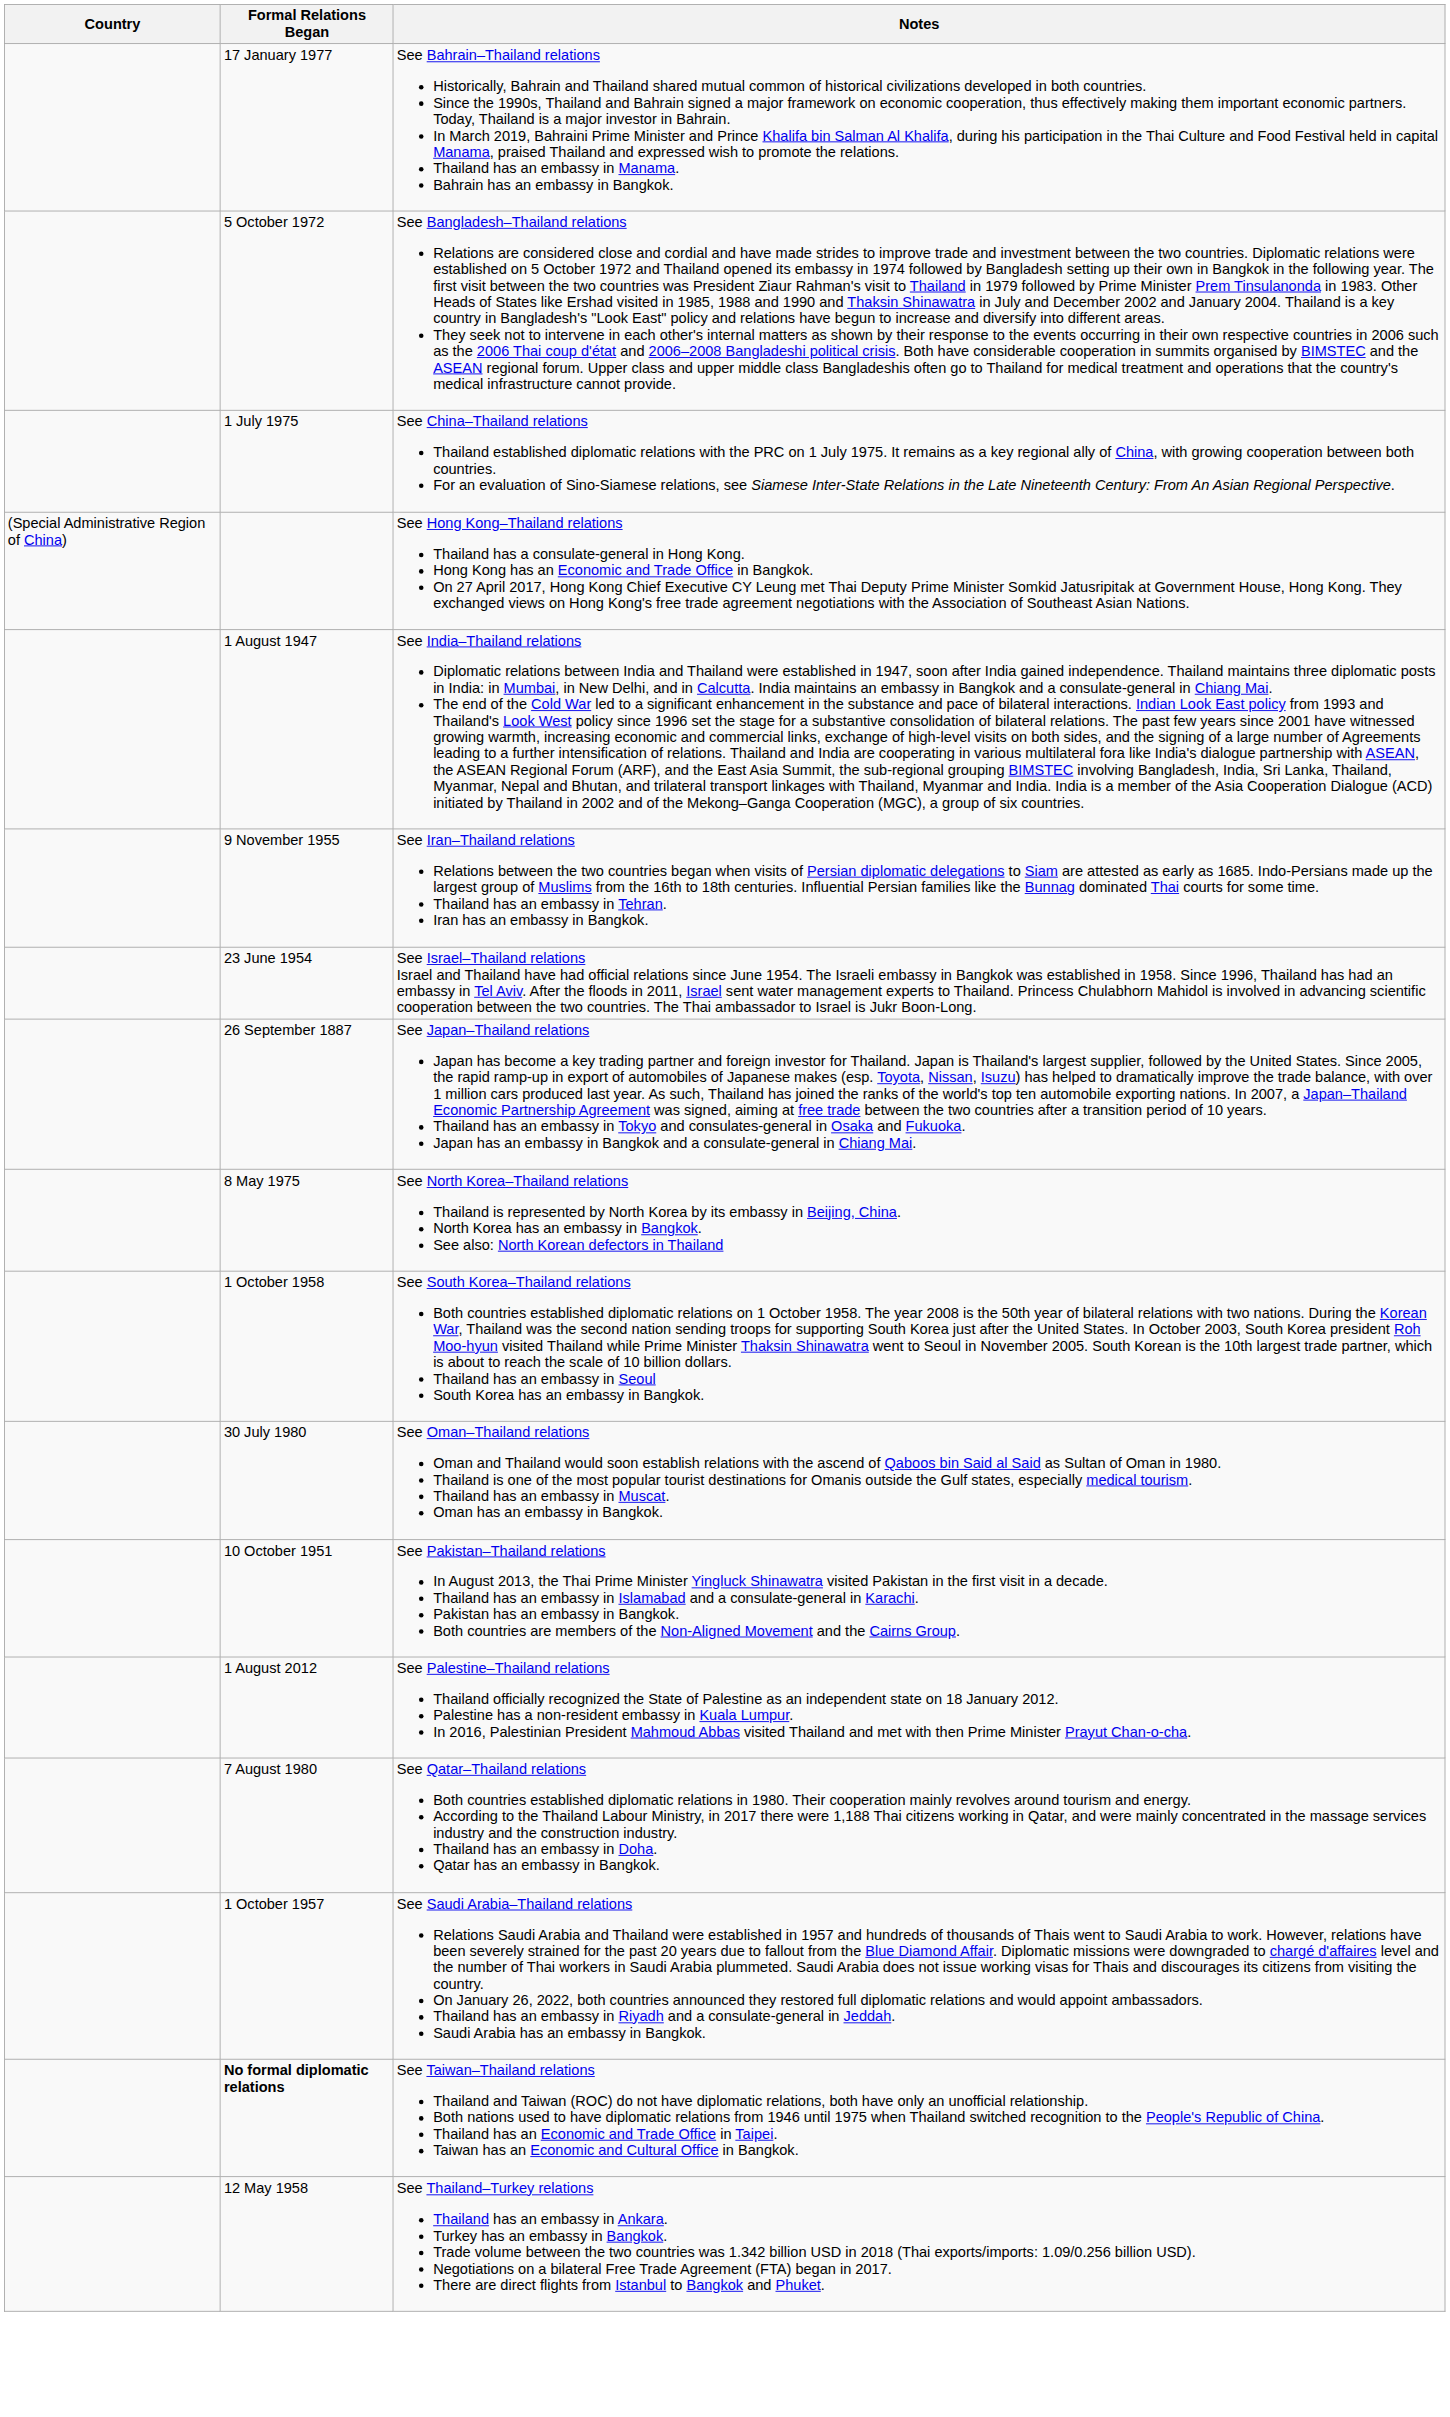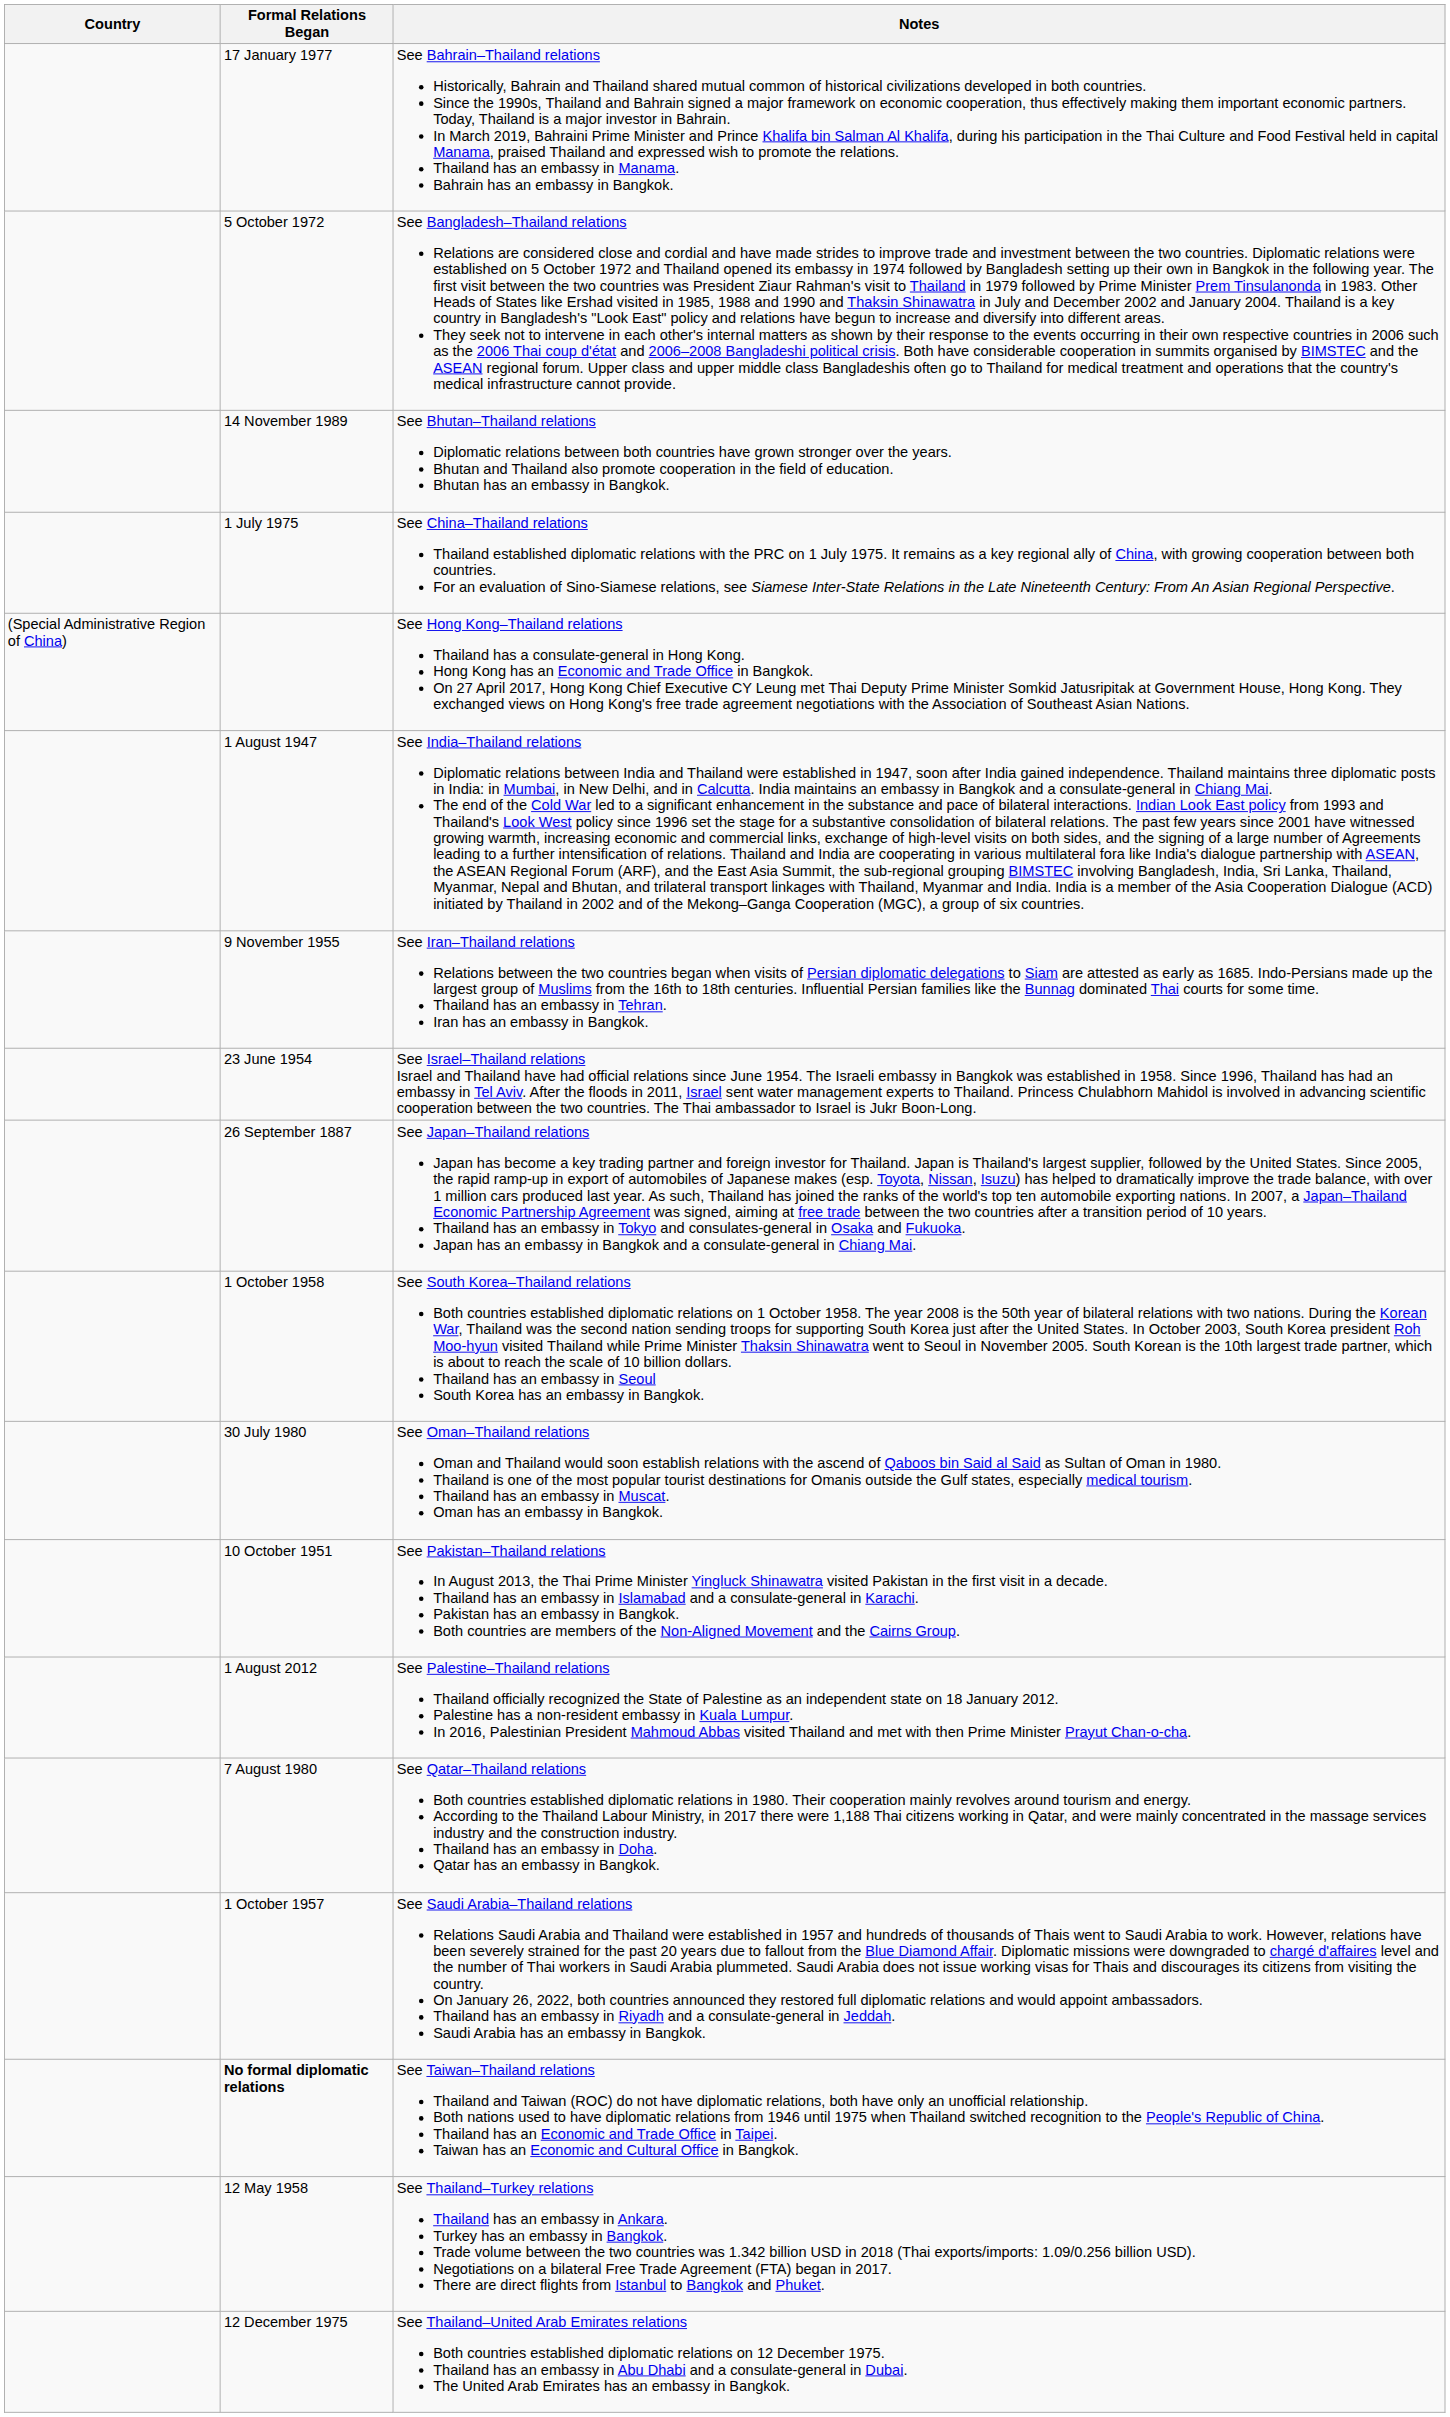+ row: (286, 422)
- row: (262, 1181)
+ row: (286, 2322)
